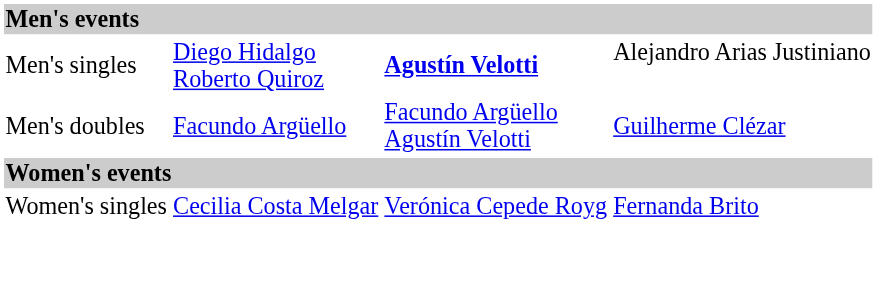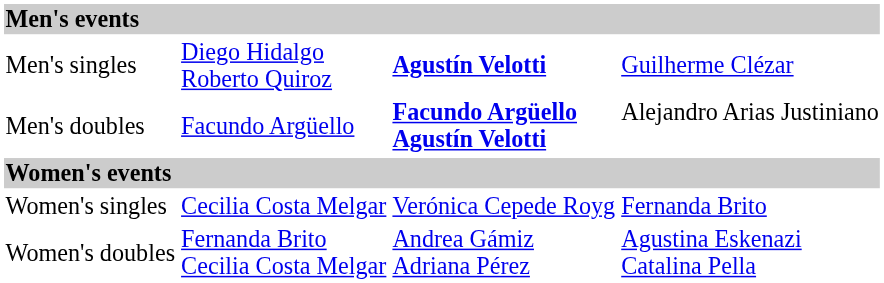(742, 52) Alejandro Arias Justiniano -> (707, 65) Guilherme Clézar
(471, 126) normal -> (485, 126) bold
(699, 126) Guilherme Clézar -> (750, 112) Alejandro Arias Justiniano
+ row: (90, 252)
